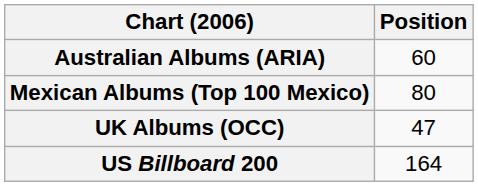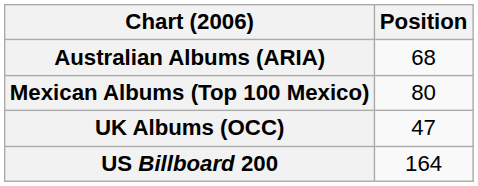(424, 57) 60 -> (424, 57) 68
